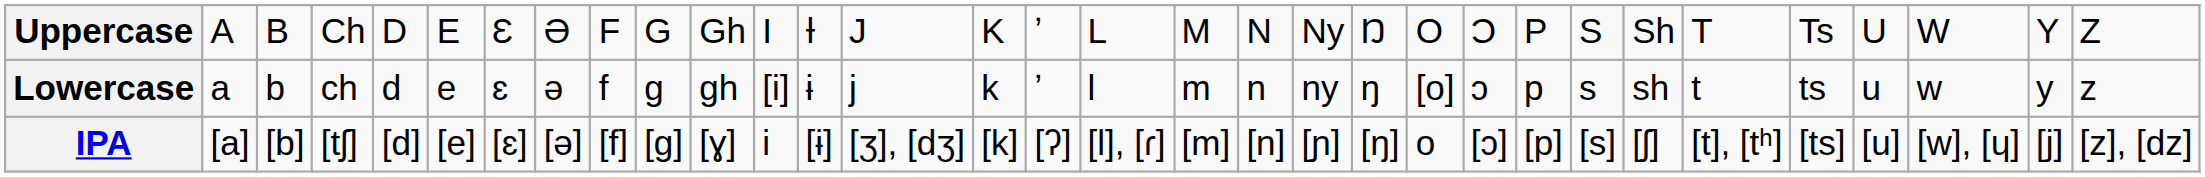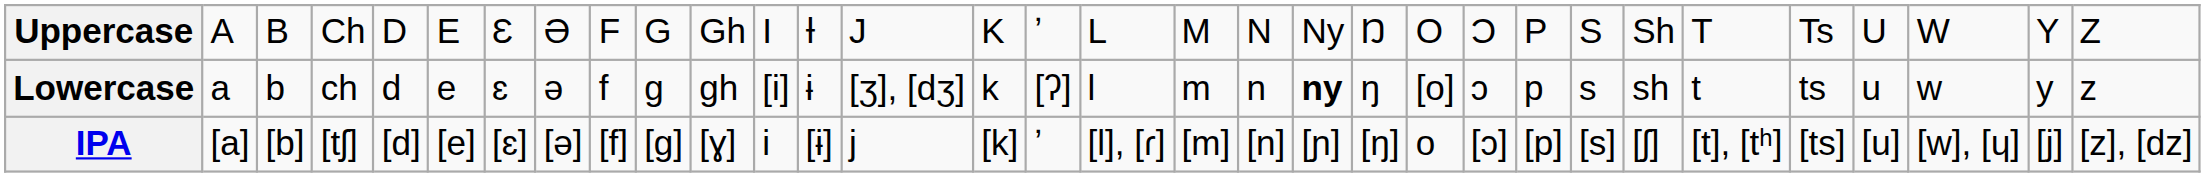(853, 87) j -> (907, 87) [ʒ], [dʒ]
(1038, 87) ʼ -> (1053, 87) [ʔ]
(1320, 87) normal -> (1322, 87) bold
(907, 143) [ʒ], [dʒ] -> (853, 143) j
(1053, 143) [ʔ] -> (1038, 143) ʼ
